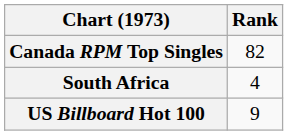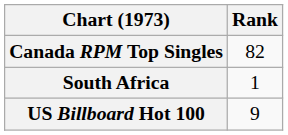(255, 82) 4 -> (255, 82) 1
